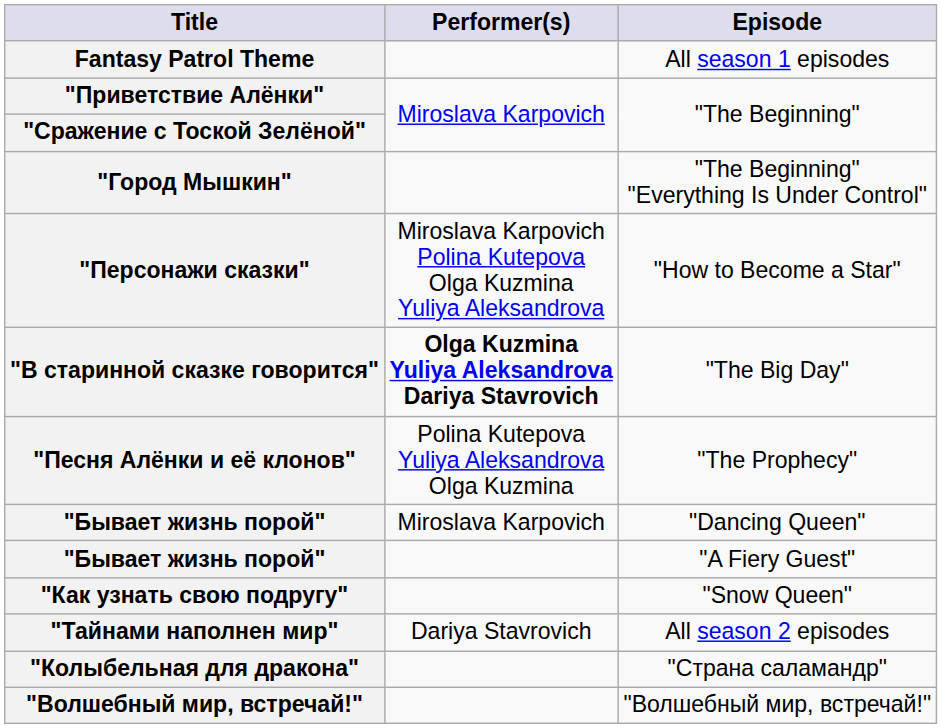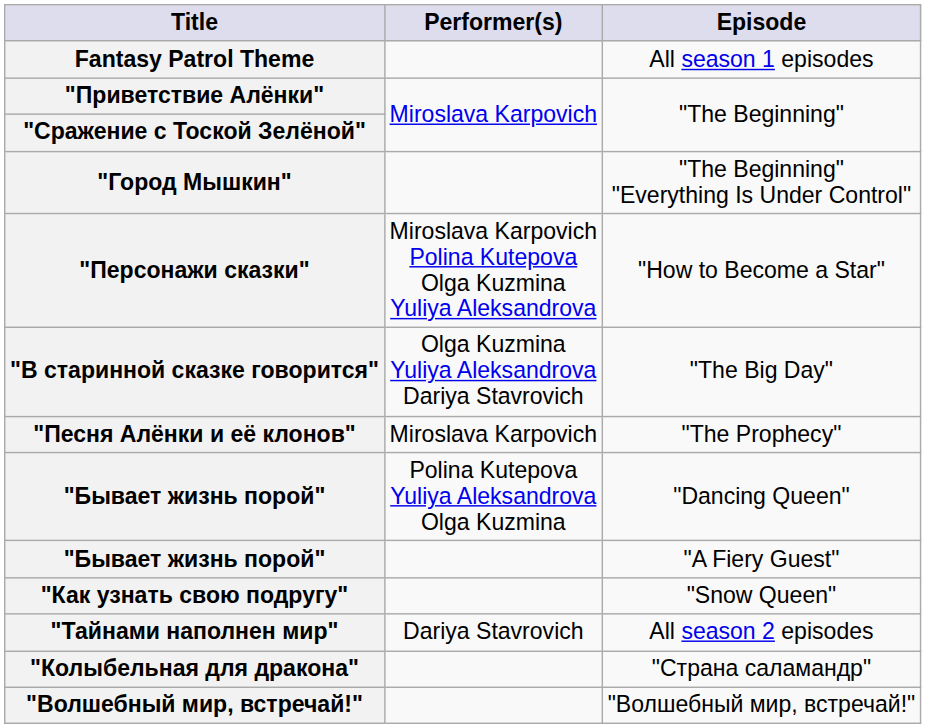(501, 371) bold -> (493, 371) normal
(501, 459) Polina Kutepova Yuliya Aleksandrova Olga Kuzmina -> (493, 434) Miroslava Karpovich
(501, 522) Miroslava Karpovich -> (493, 496) Polina Kutepova Yuliya Aleksandrova Olga Kuzmina
